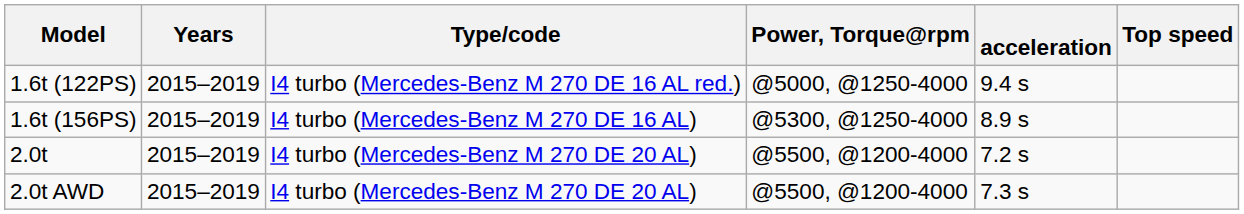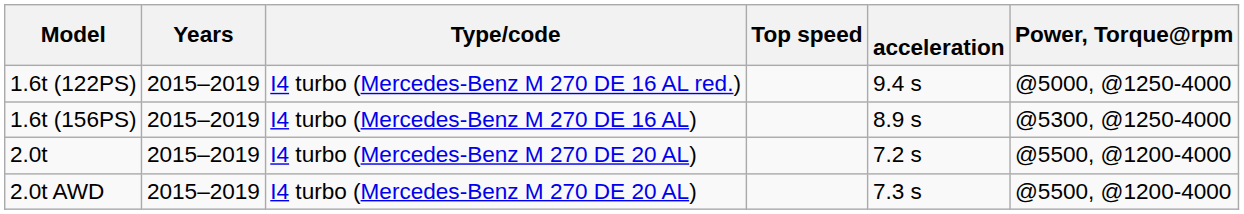columns swapped: (861, 35) <-> (1178, 35)
